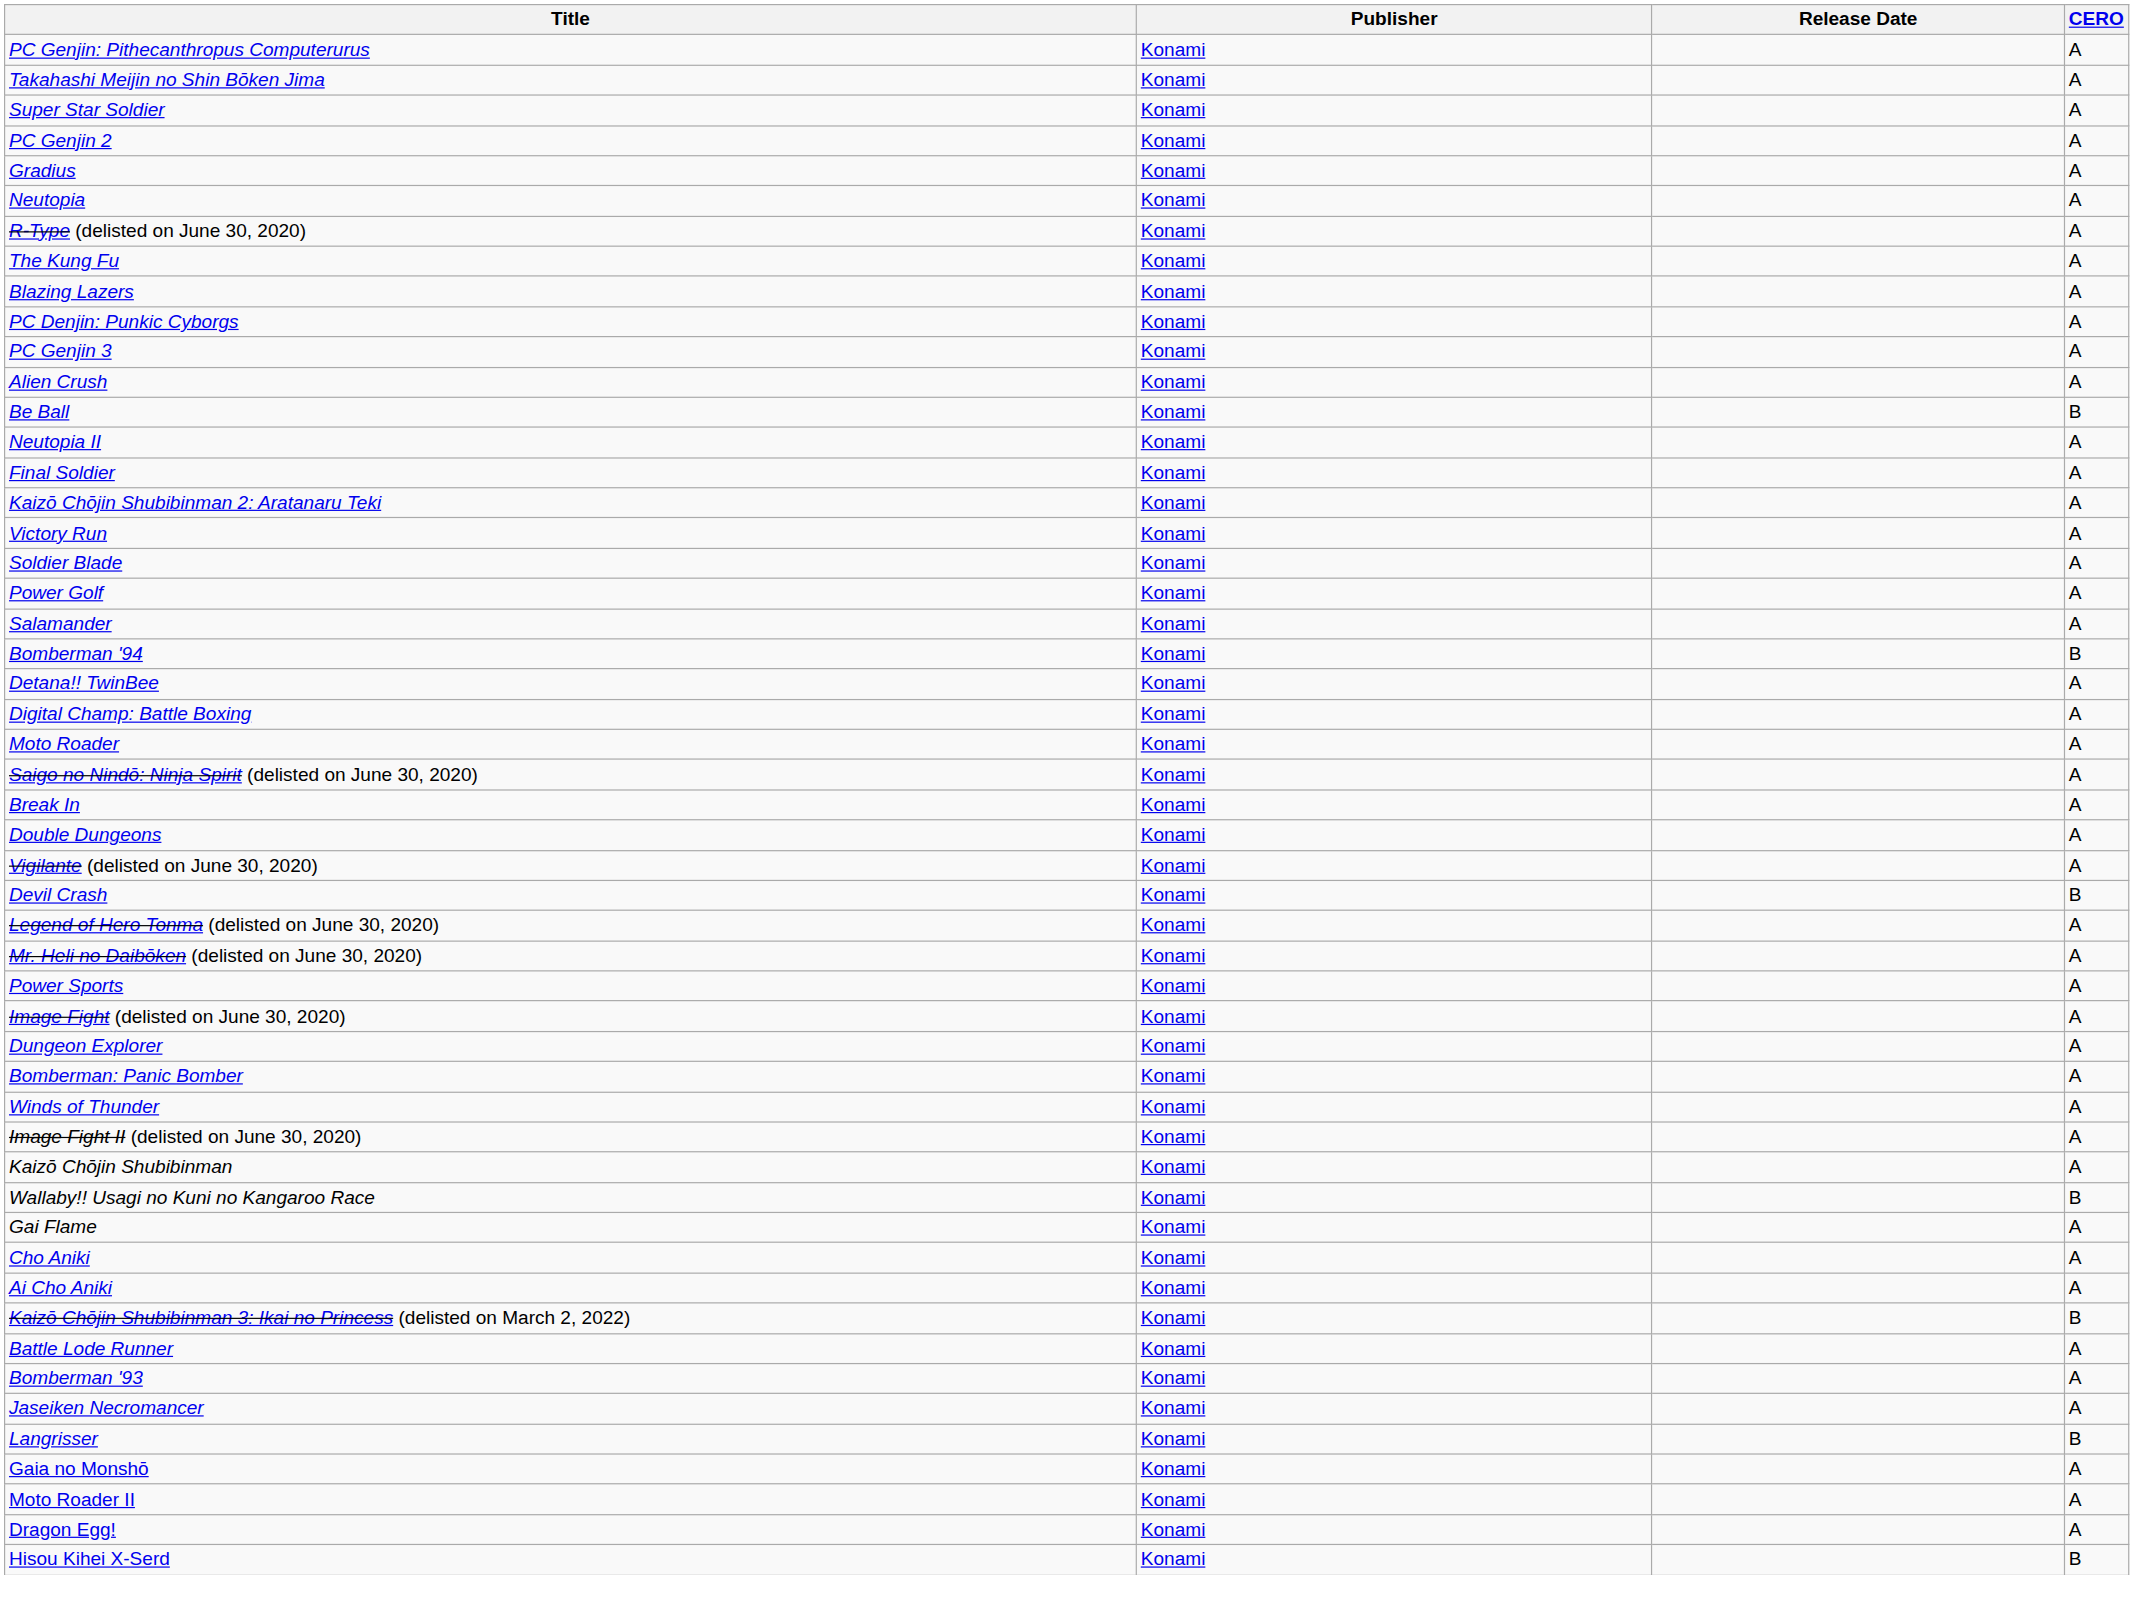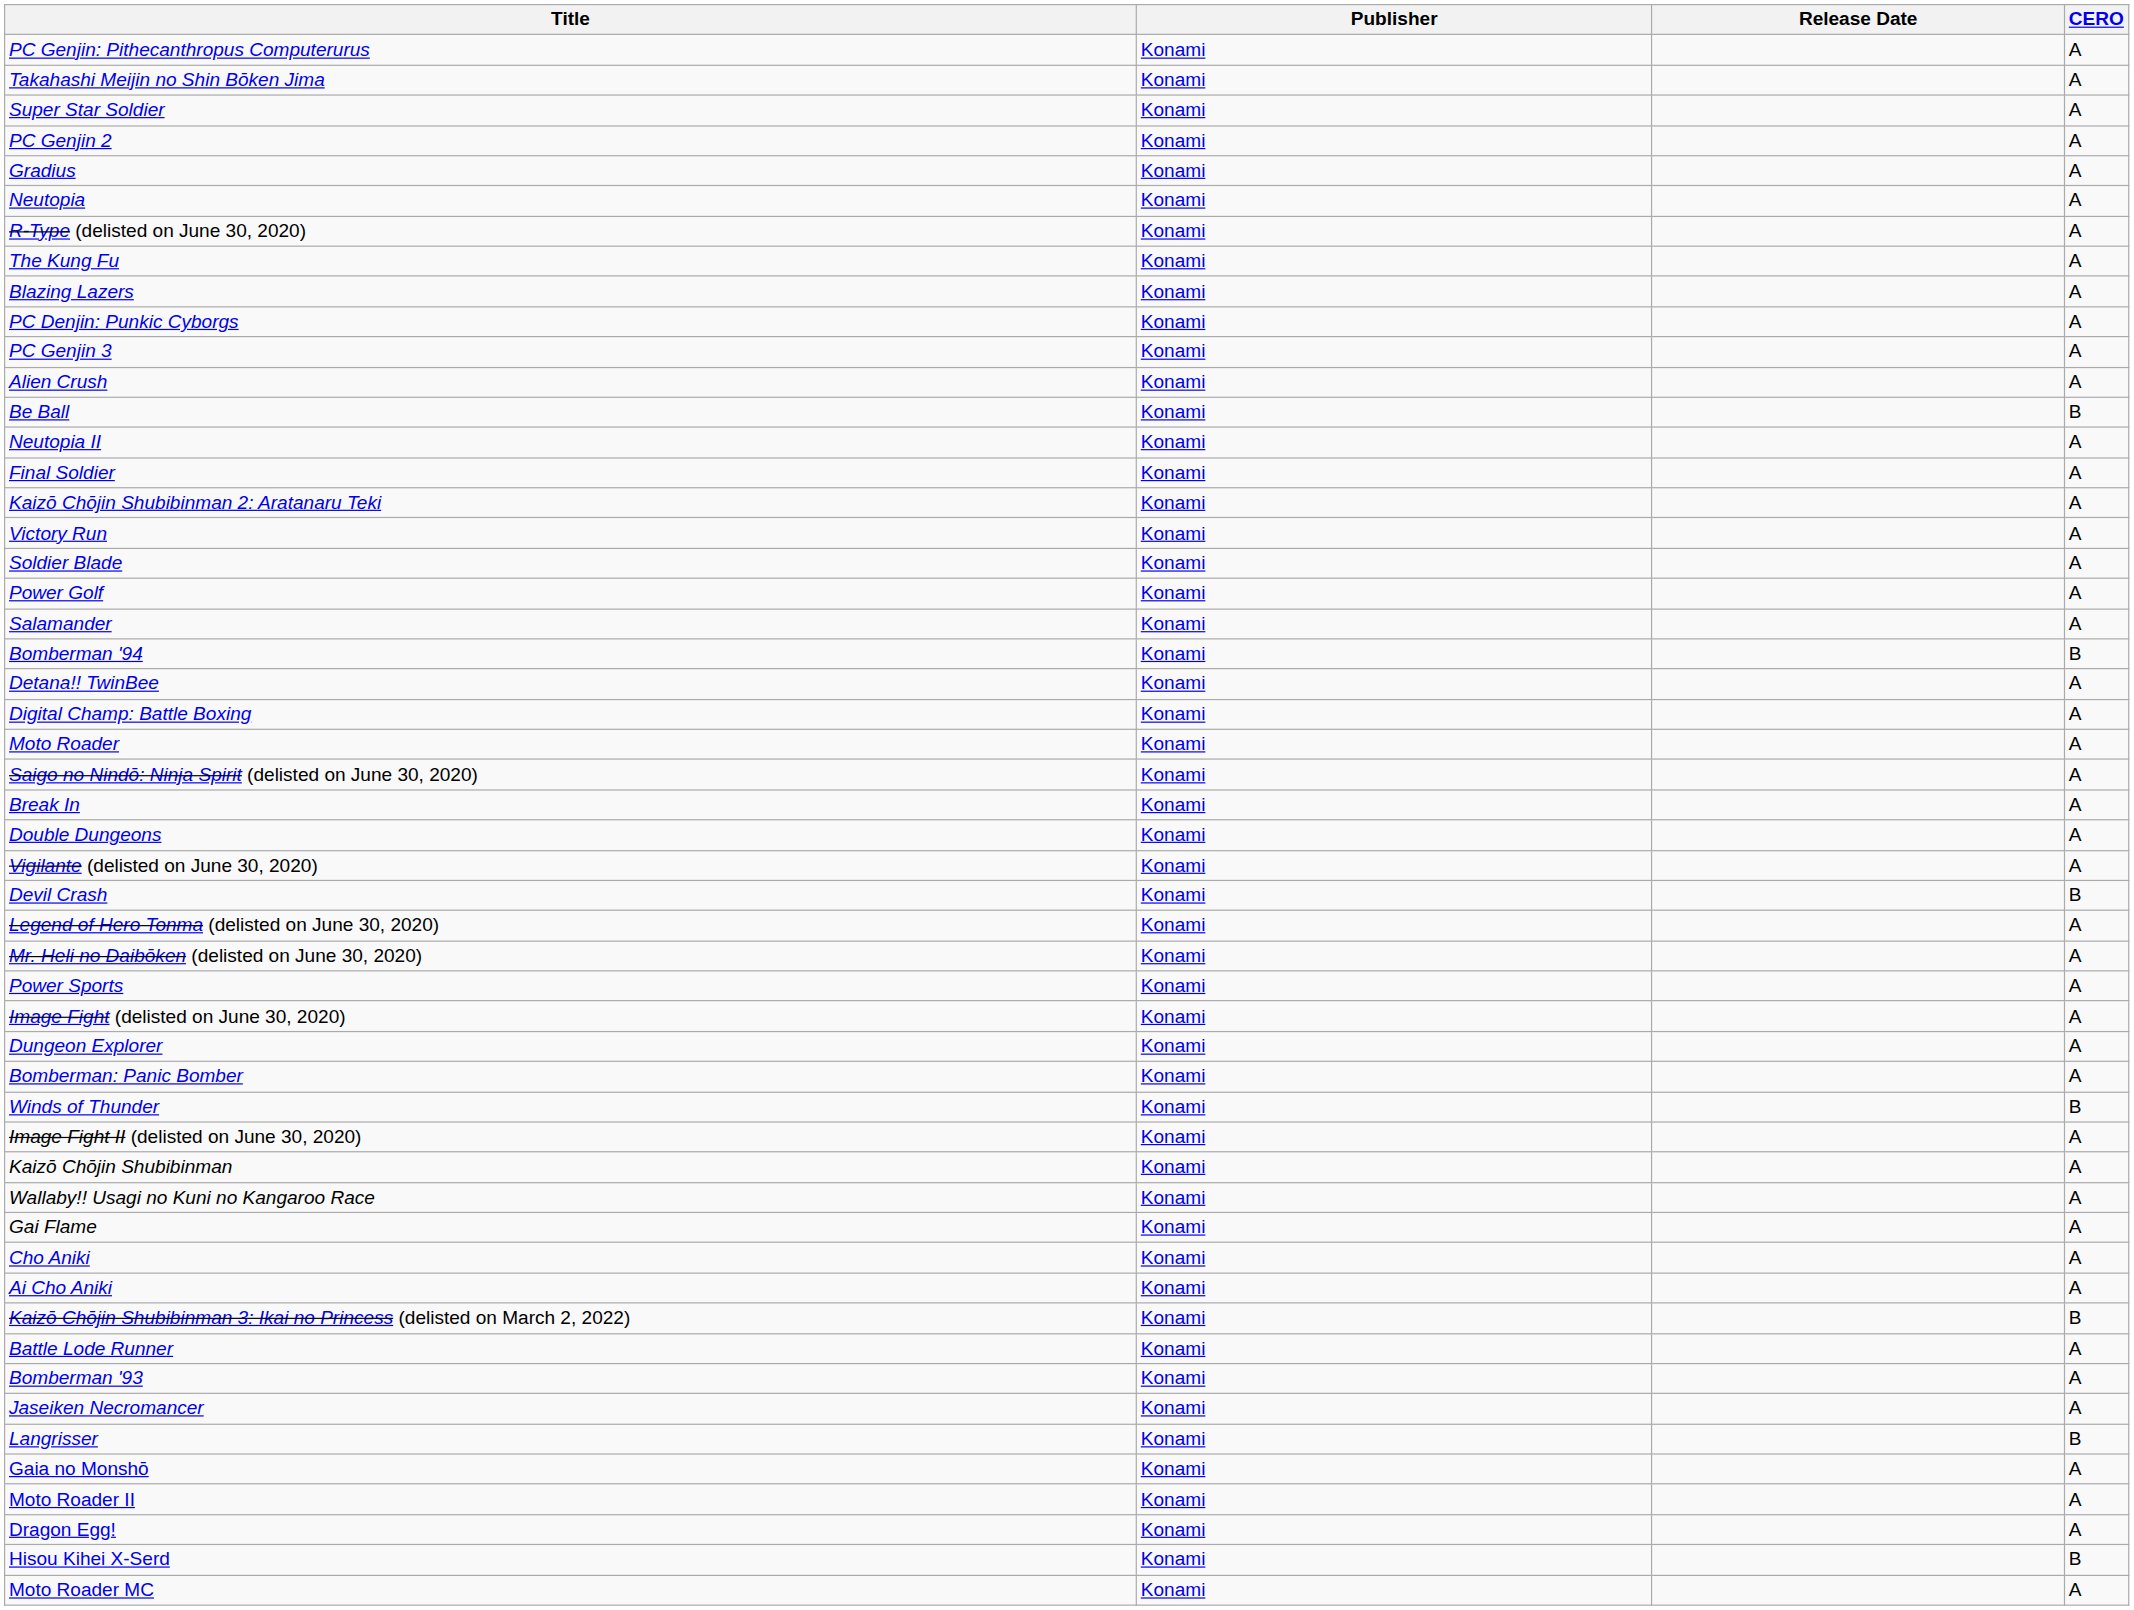(2075, 1106) A -> (2075, 1106) B
(2075, 1197) B -> (2075, 1197) A
+ row: (81, 1589)
